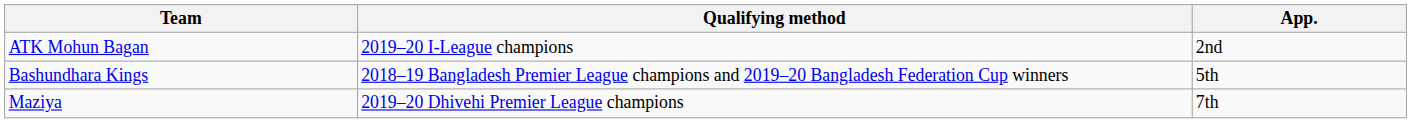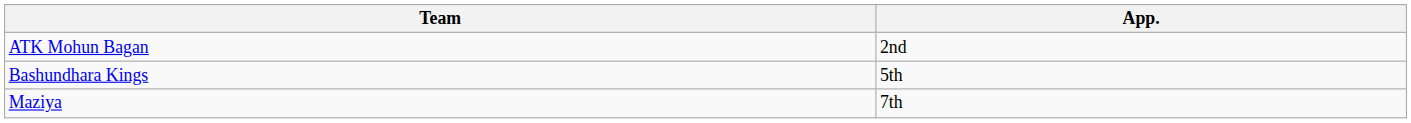- column: (774, 18)
